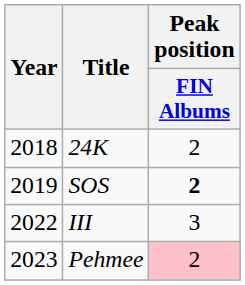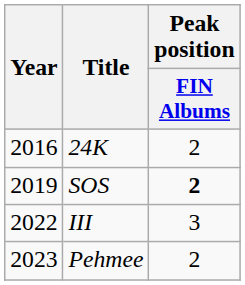(34, 147) 2018 -> (34, 147) 2016
(194, 260) pink background -> (194, 260) no background
